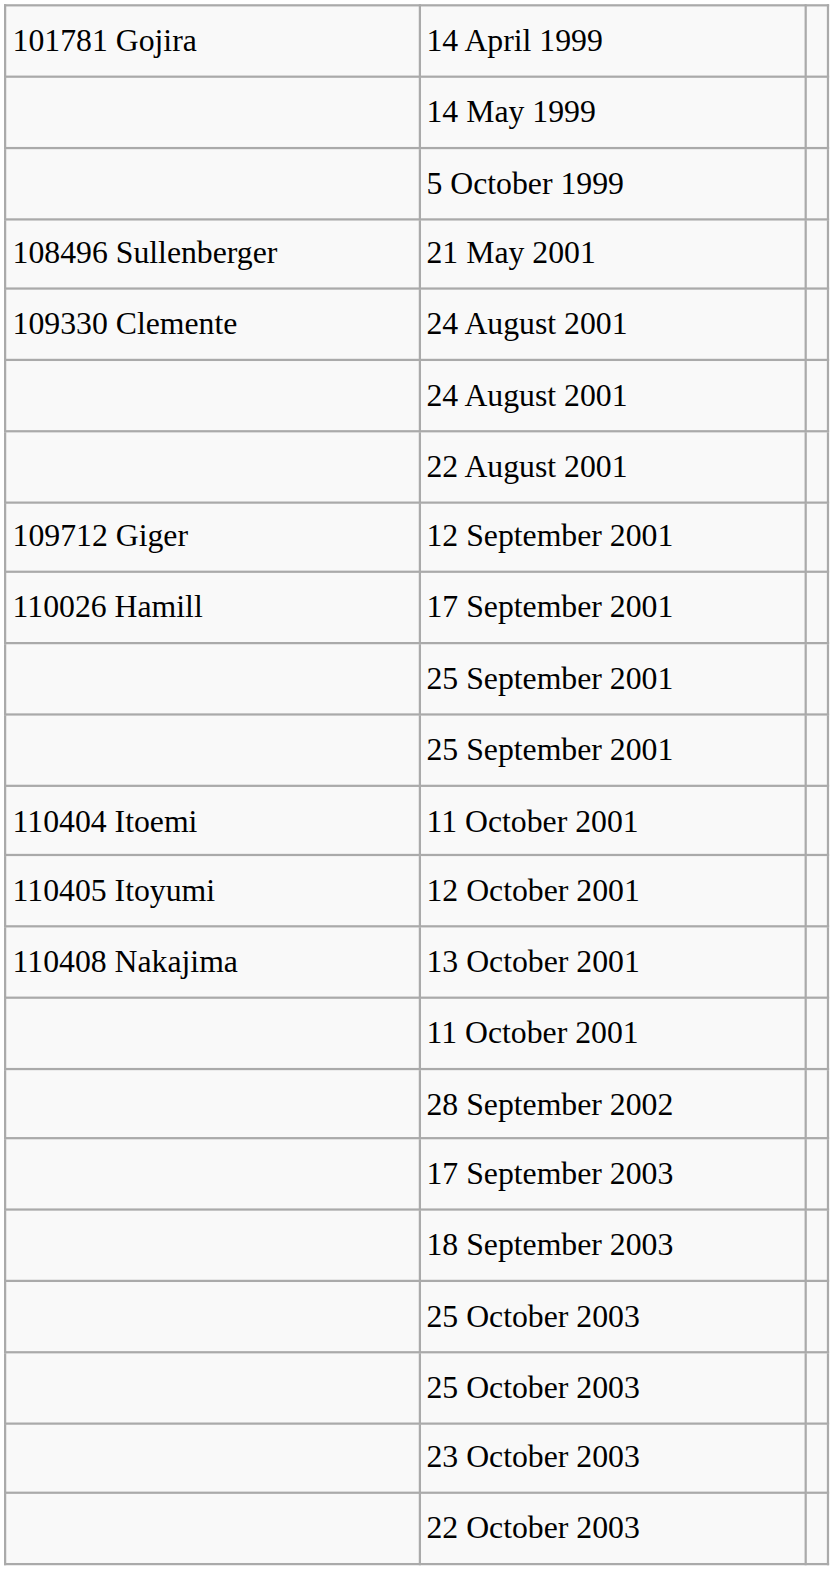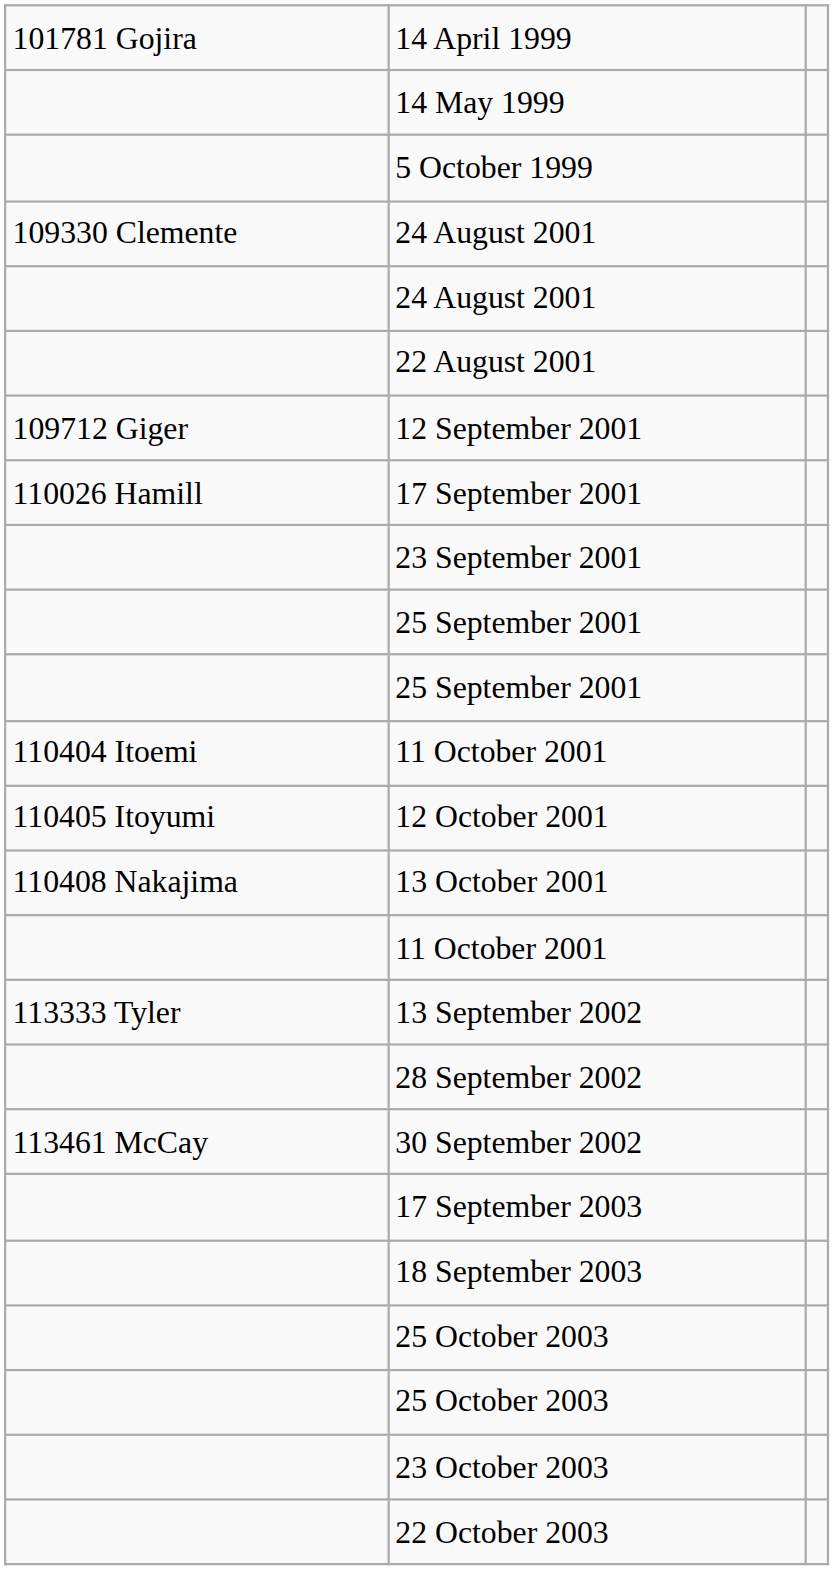- row: (145, 253)
+ row: (196, 558)
+ row: (97, 1011)
+ row: (110, 1141)
